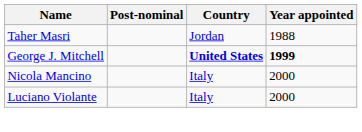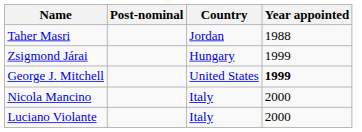+ row: (48, 55)
(226, 55) bold -> (224, 76) normal
